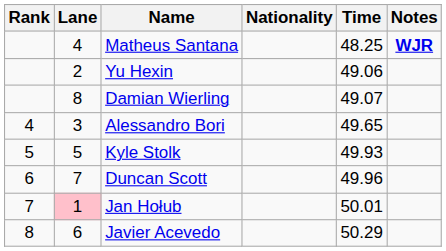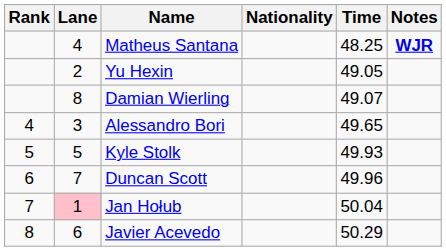(362, 71) 49.06 -> (362, 71) 49.05
(362, 206) 50.01 -> (362, 206) 50.04
